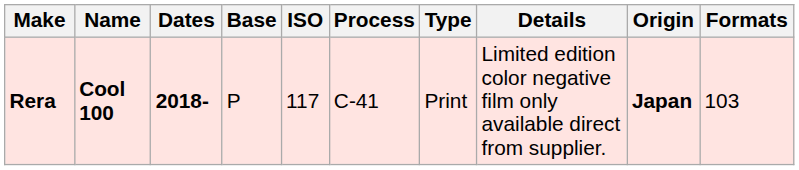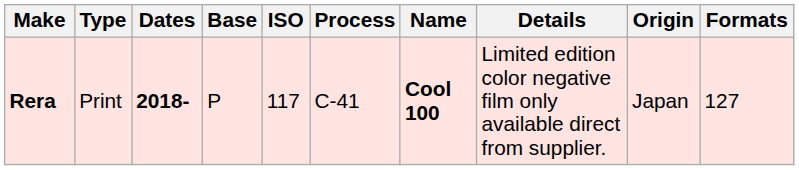columns swapped: (113, 20) <-> (448, 20)
(662, 100) bold -> (660, 100) normal
(722, 100) 103 -> (722, 100) 127
